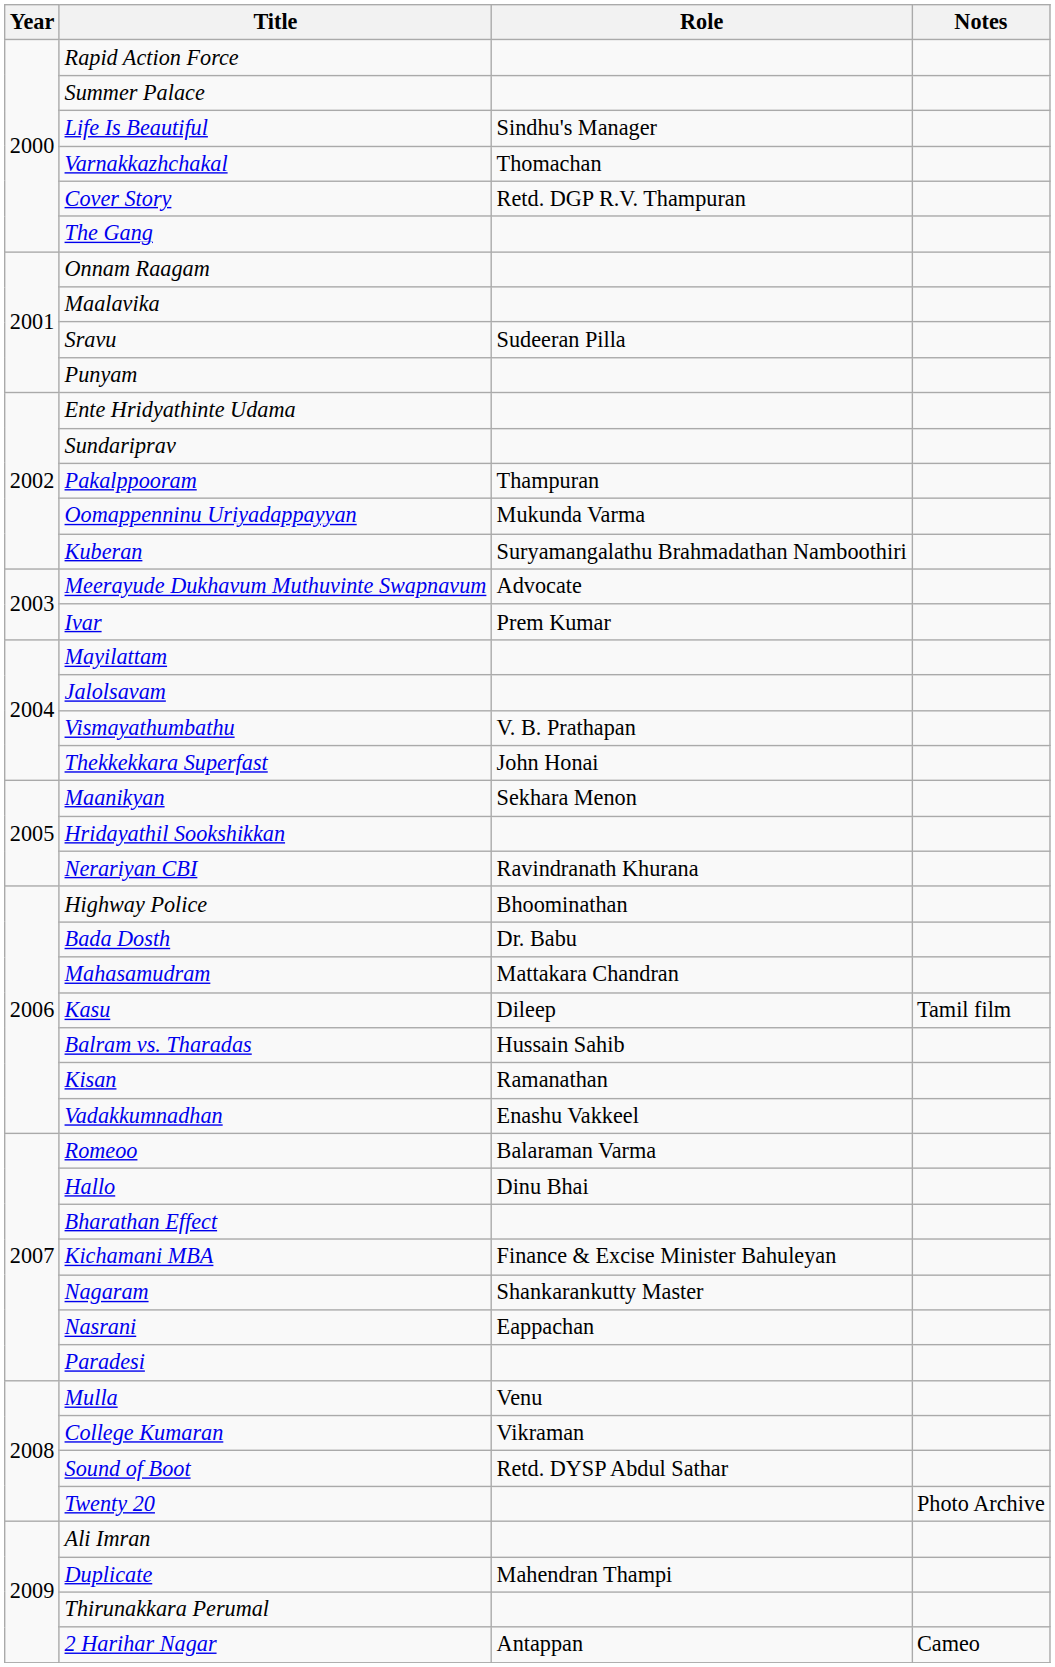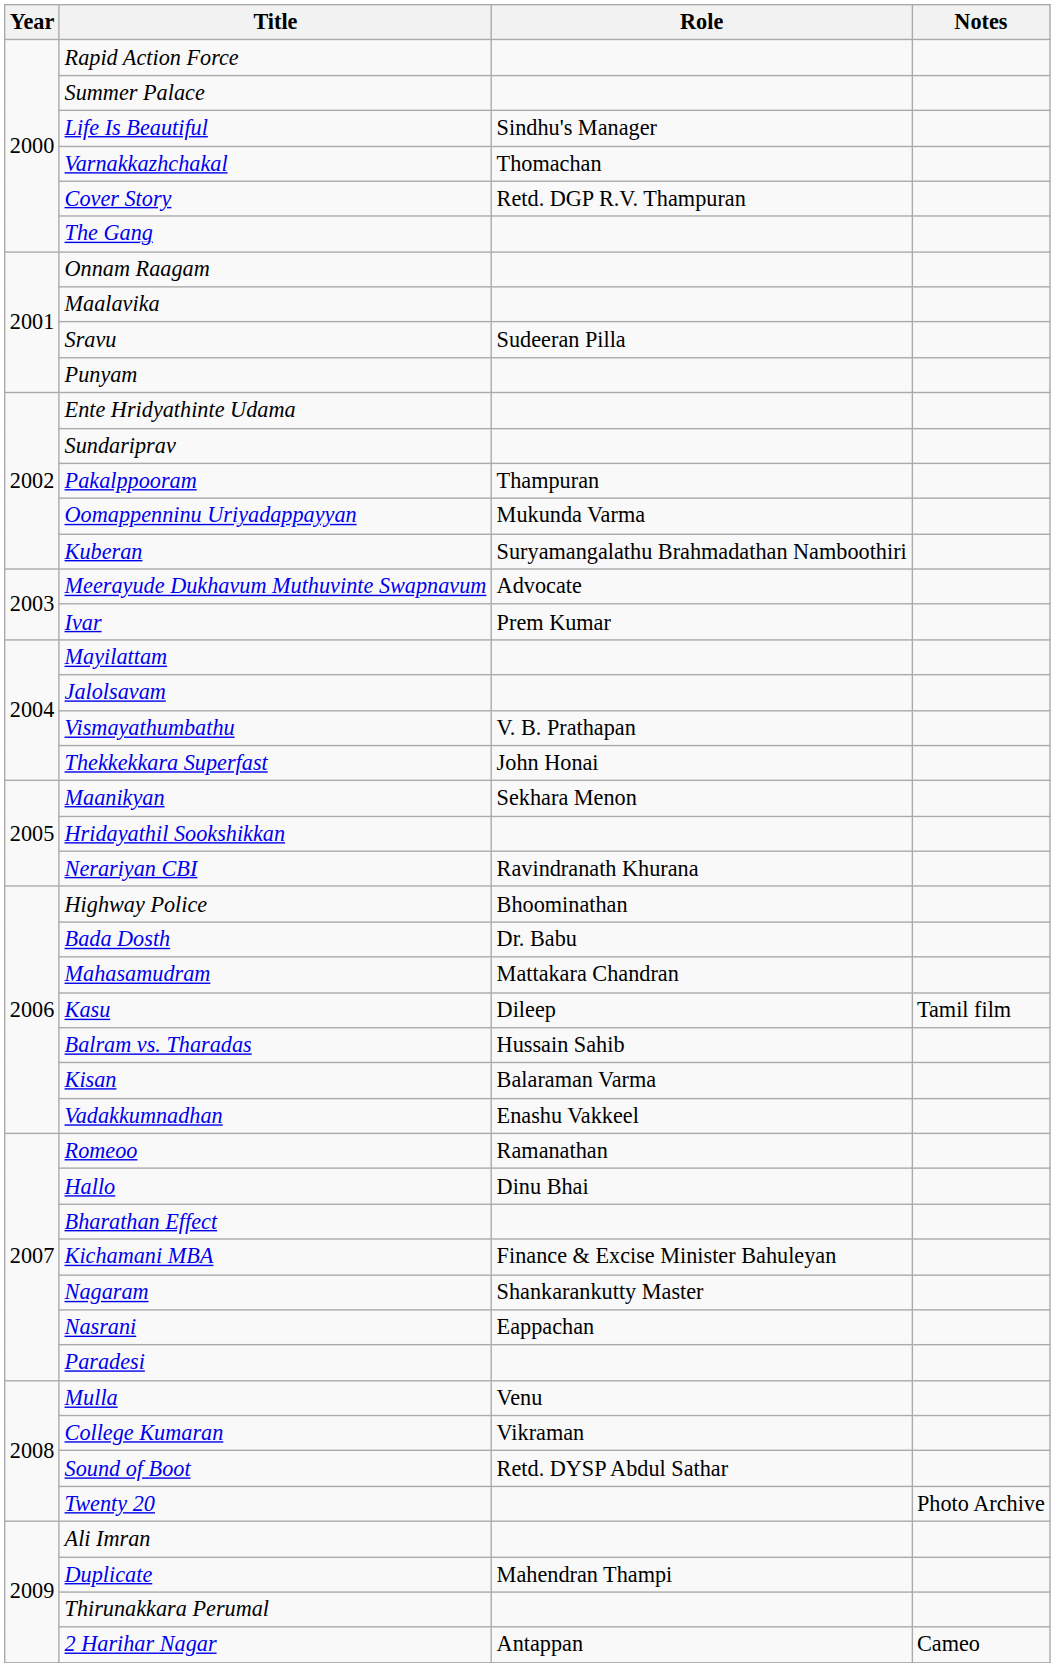(552, 1080) Ramanathan -> (576, 1080) Balaraman Varma
(576, 1150) Balaraman Varma -> (552, 1150) Ramanathan
